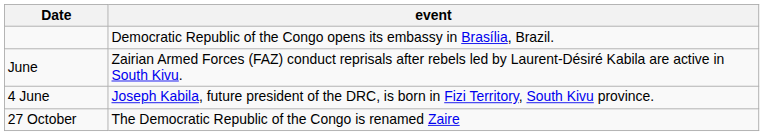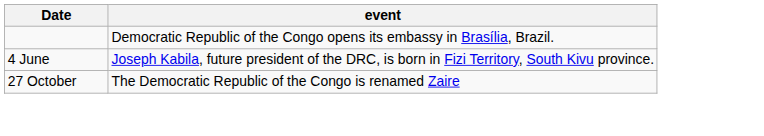- row: (23, 67)
